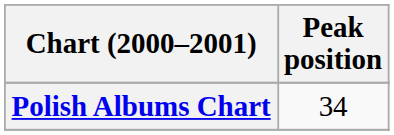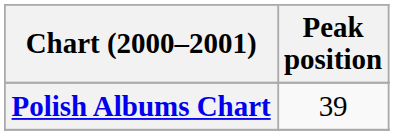(333, 105) 34 -> (333, 105) 39
